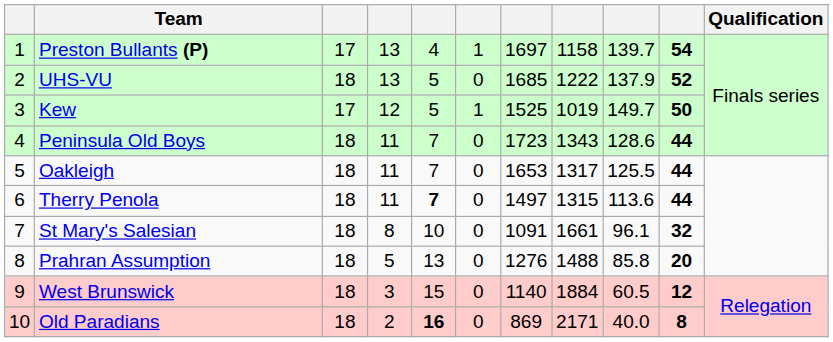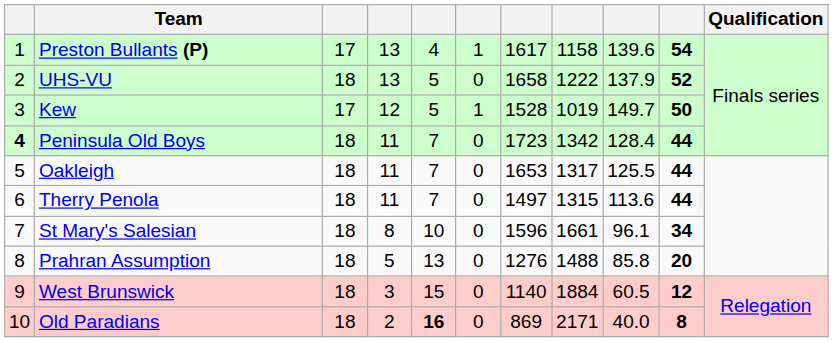(526, 49) 1697 -> (526, 49) 1617
(631, 49) 139.7 -> (631, 49) 139.6
(526, 79) 1685 -> (526, 79) 1658
(526, 110) 1525 -> (526, 110) 1528
(20, 140) normal -> (20, 140) bold
(577, 140) 1343 -> (577, 140) 1342
(631, 140) 128.6 -> (631, 140) 128.4
(434, 200) bold -> (434, 200) normal
(526, 230) 1091 -> (526, 230) 1596
(682, 230) 32 -> (682, 230) 34
